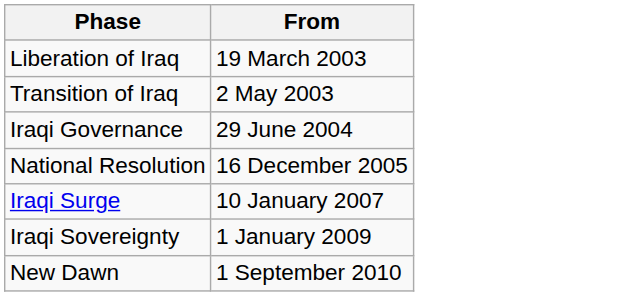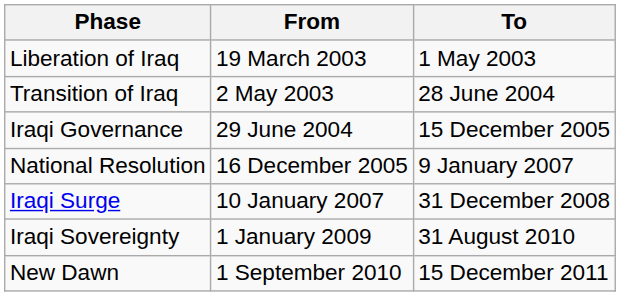+ column: (514, 22)
